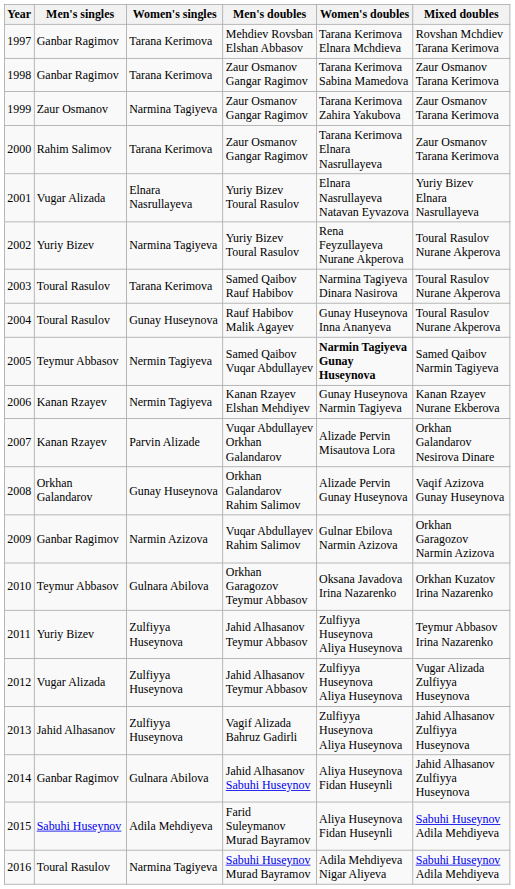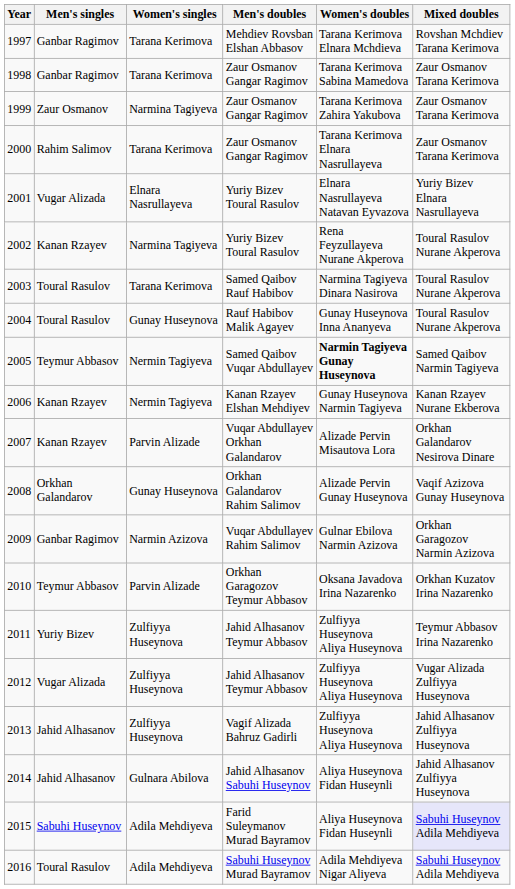(65, 245) Yuriy Bizev -> (72, 245) Kanan Rzayev
(169, 587) Gulnara Abilova -> (165, 587) Parvin Alizade
(78, 778) Ganbar Ragimov -> (76, 778) Jahid Alhasanov
(458, 826) no background -> (458, 826) lavender background
(173, 867) Narmina Tagiyeva -> (171, 867) Adila Mehdiyeva
